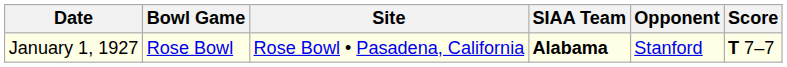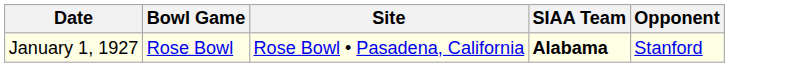- column: (753, 18)
